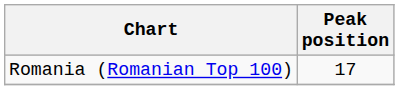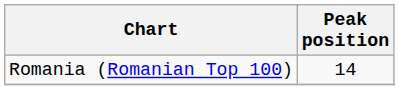(345, 70) 17 -> (345, 70) 14
